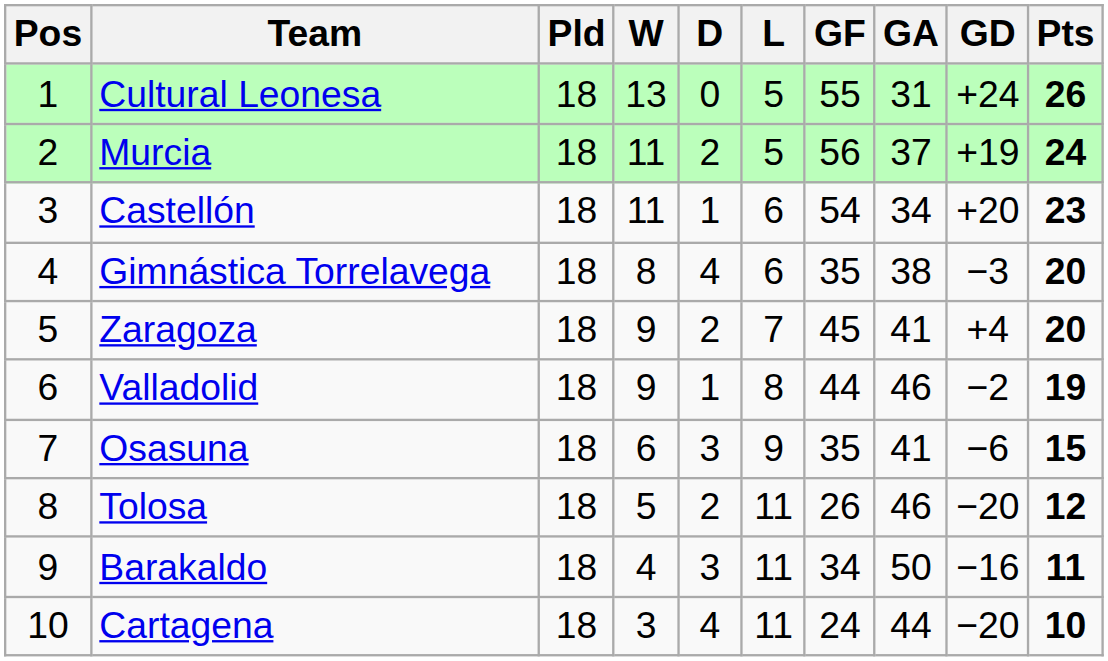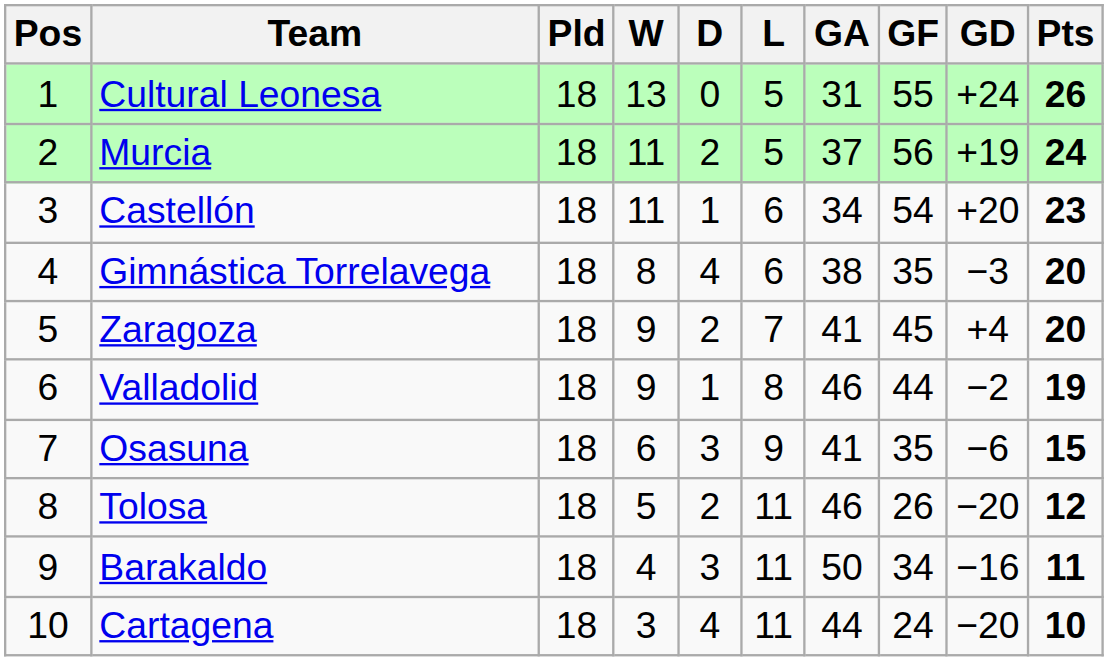columns swapped: (840, 34) <-> (911, 34)
